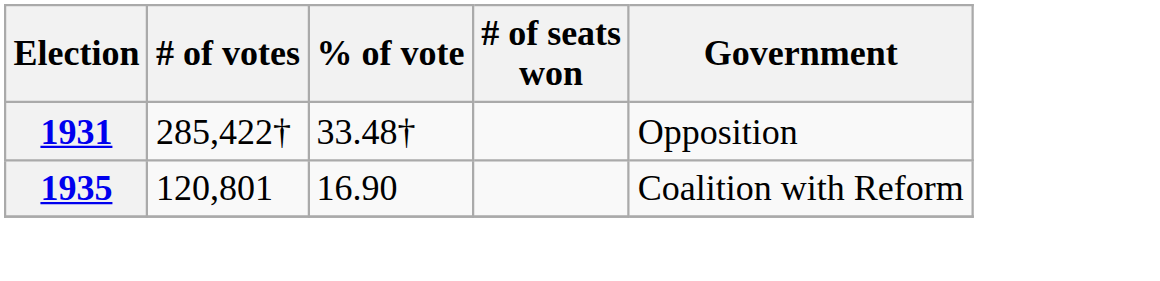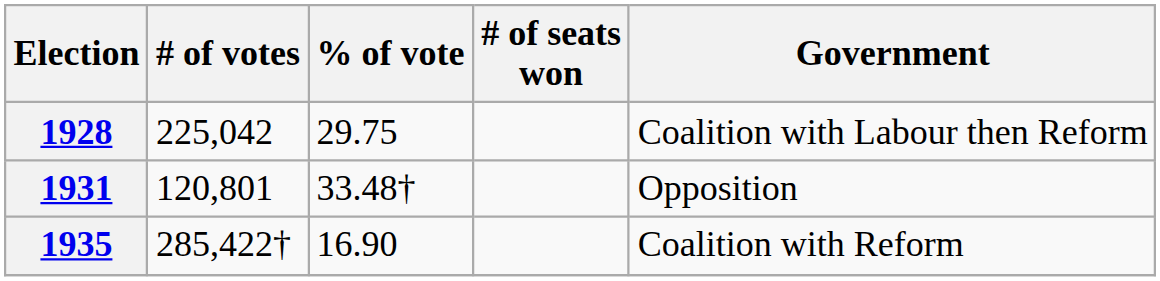+ row: (76, 130)
(224, 130) 285,422† -> (215, 187) 120,801
(215, 187) 120,801 -> (224, 244) 285,422†
